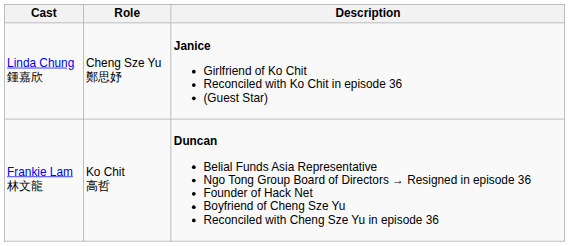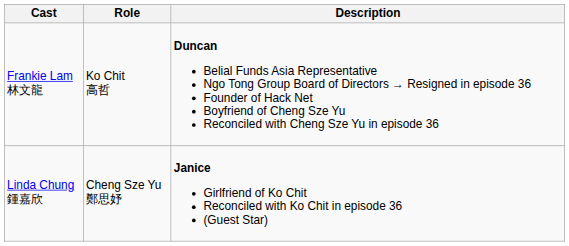rows swapped: (40, 179) <-> (41, 70)
